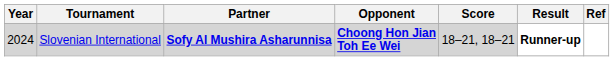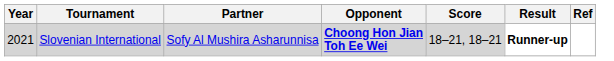(21, 40) 2024 -> (21, 40) 2021
(249, 40) bold -> (243, 40) normal
